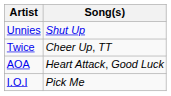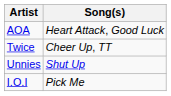rows swapped: (24, 30) <-> (18, 64)
